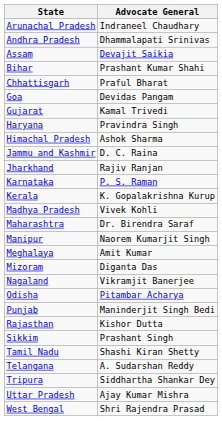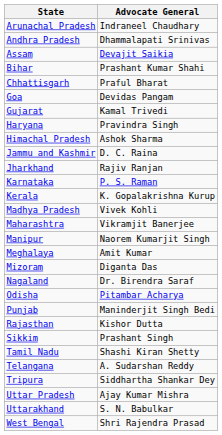(147, 224) Dr. Birendra Saraf -> (147, 224) Vikramjit Banerjee
(147, 281) Vikramjit Banerjee -> (147, 281) Dr. Birendra Saraf
+ row: (35, 409)
